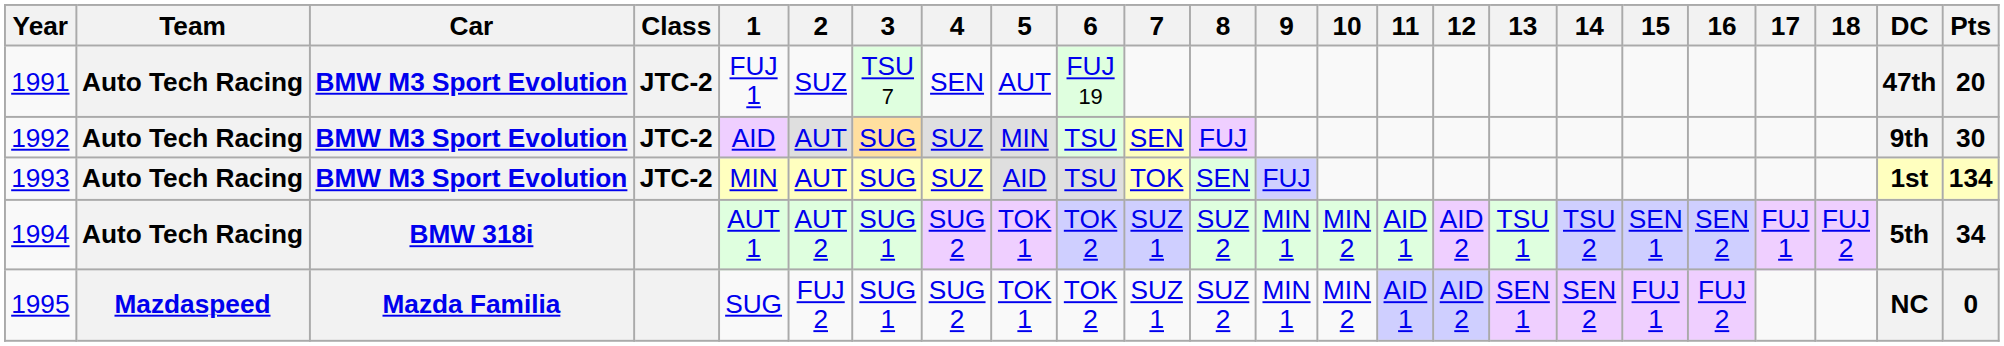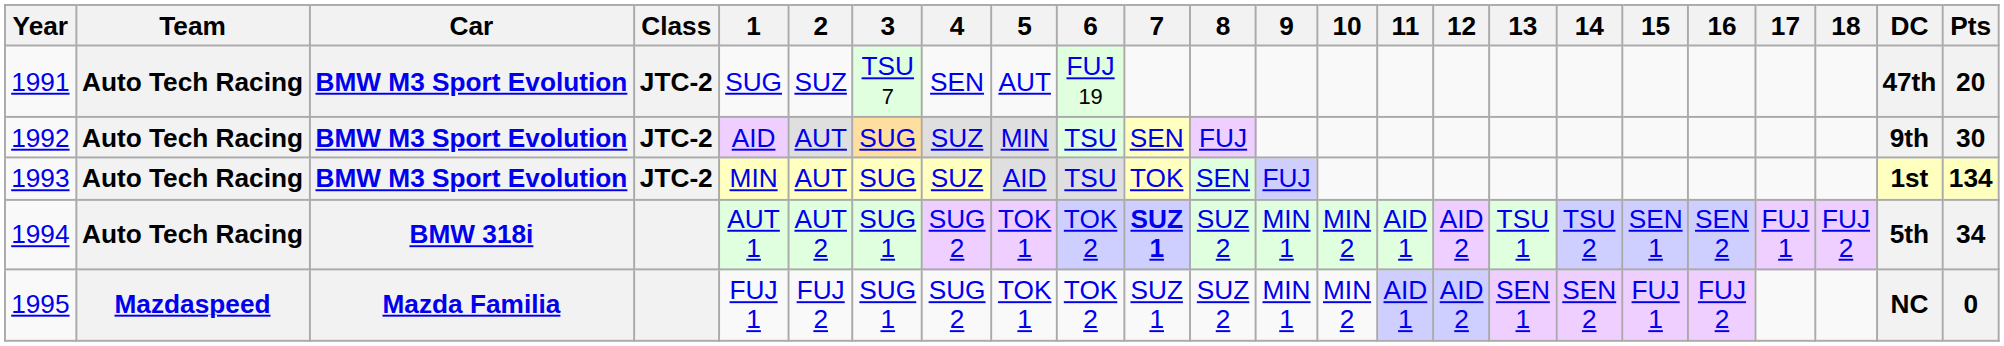(754, 81) FUJ 1 -> (754, 81) SUG
(1157, 234) normal -> (1157, 234) bold
(754, 304) SUG -> (754, 304) FUJ 1
